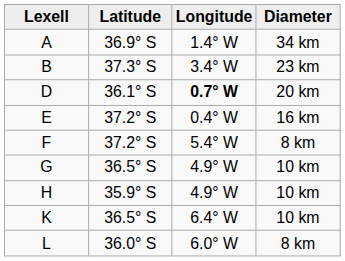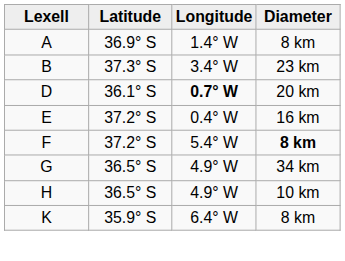(298, 42) 34 km -> (298, 42) 8 km
(298, 142) normal -> (298, 142) bold
(298, 167) 10 km -> (298, 167) 34 km
(130, 192) 35.9° S -> (130, 192) 36.5° S
(130, 218) 36.5° S -> (130, 218) 35.9° S
(298, 218) 10 km -> (298, 218) 8 km
- row: (46, 243)
